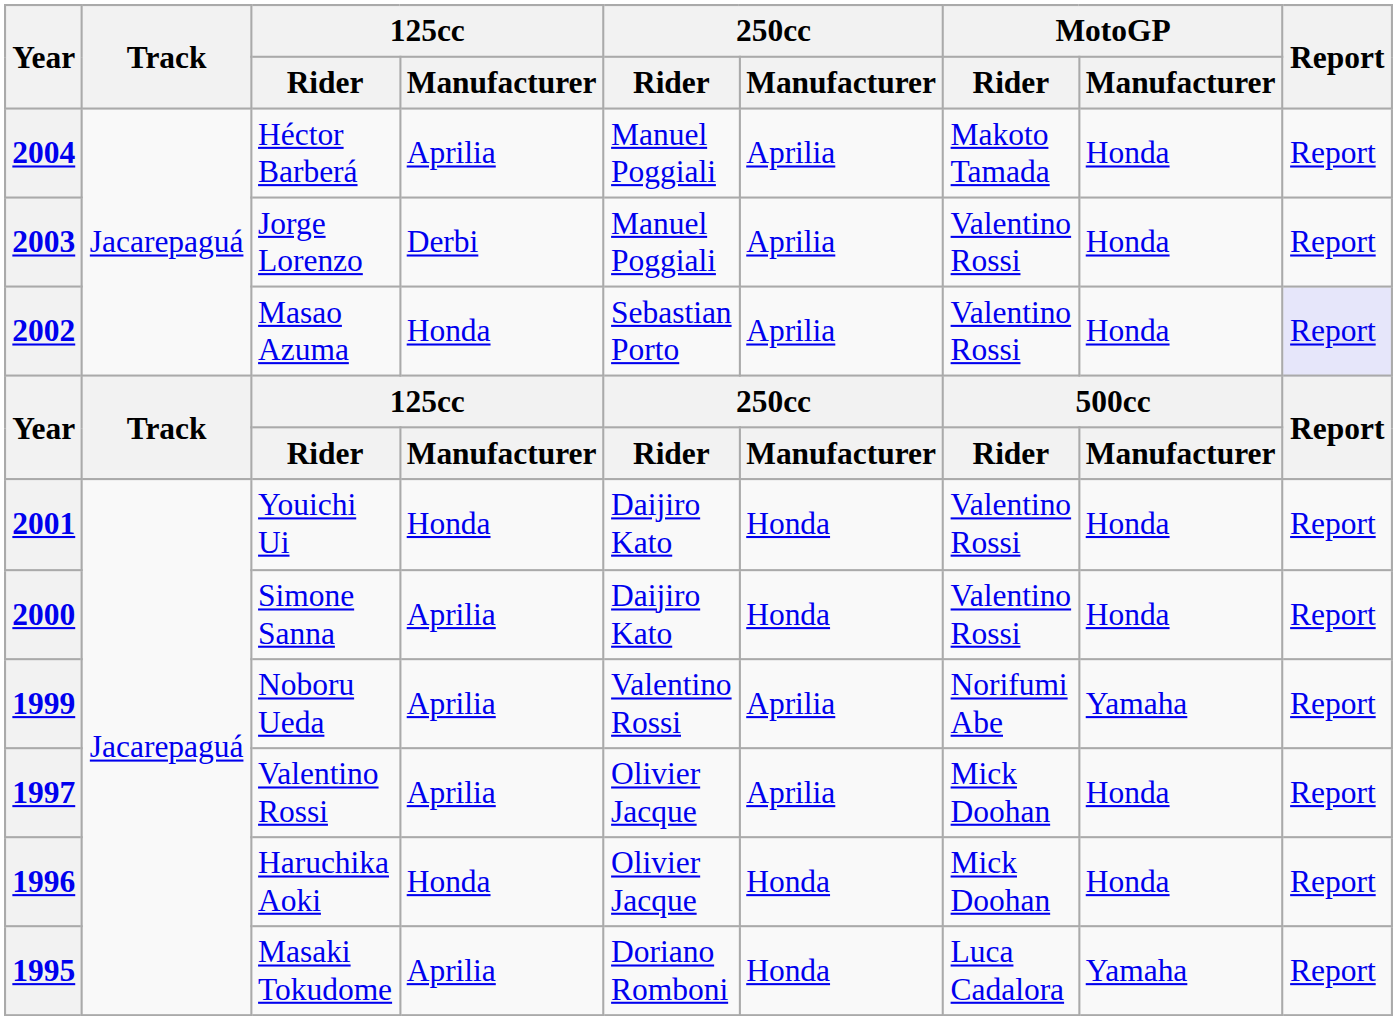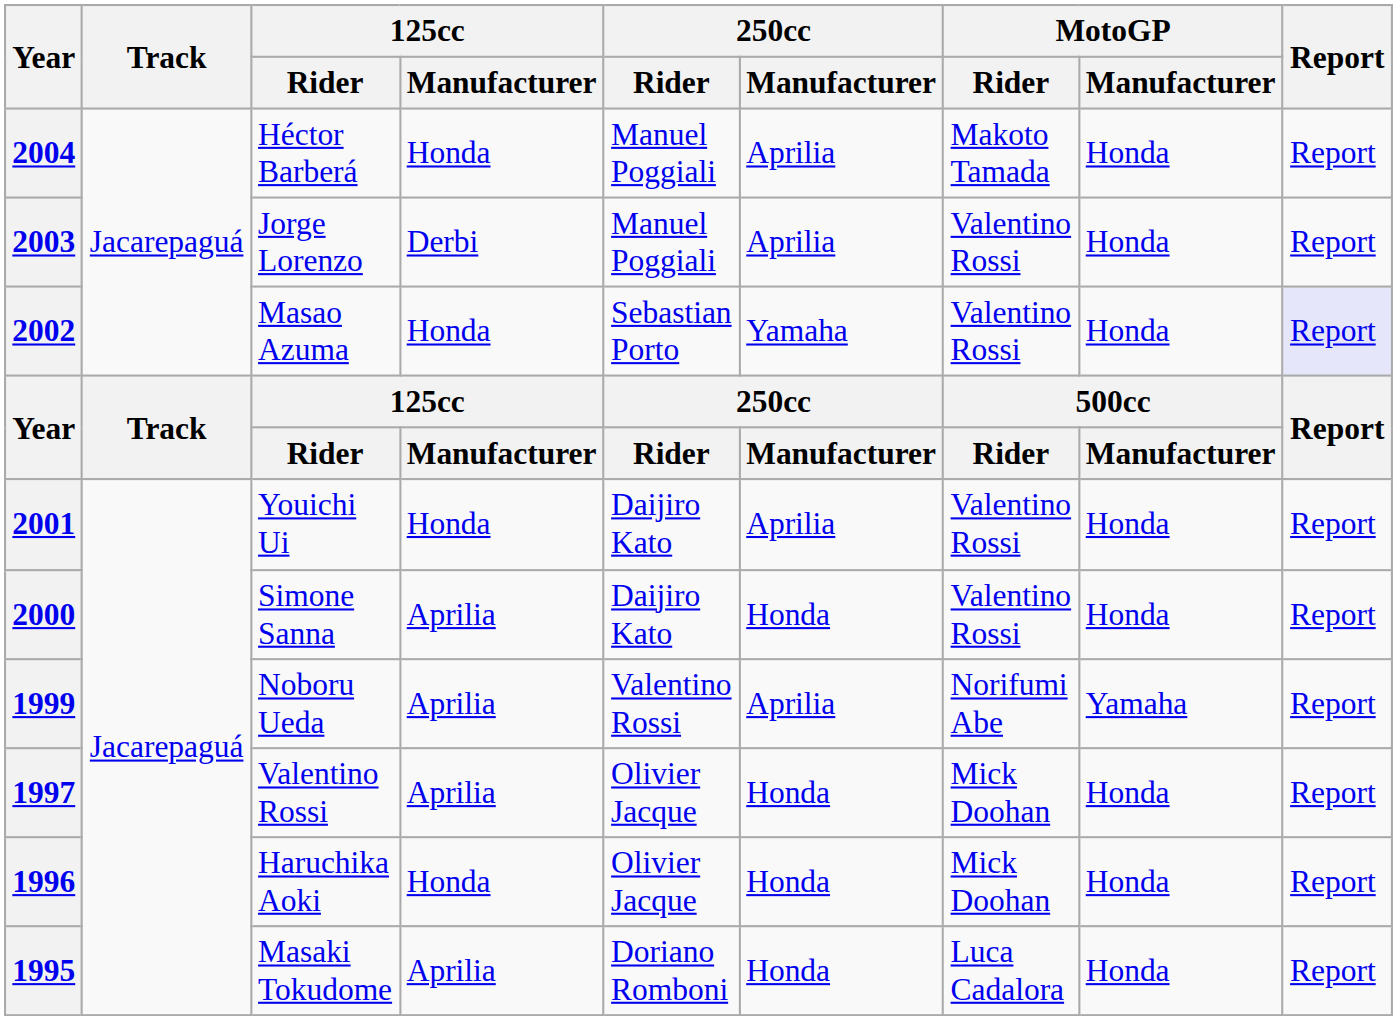(451, 153) Aprilia -> (449, 153) Honda
(791, 331) Aprilia -> (797, 331) Yamaha
(788, 524) Honda -> (791, 524) Aprilia
(791, 791) Aprilia -> (788, 791) Honda
(1137, 969) Yamaha -> (1128, 969) Honda
